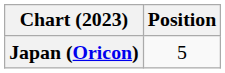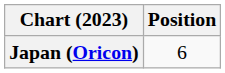(182, 51) 5 -> (182, 51) 6
